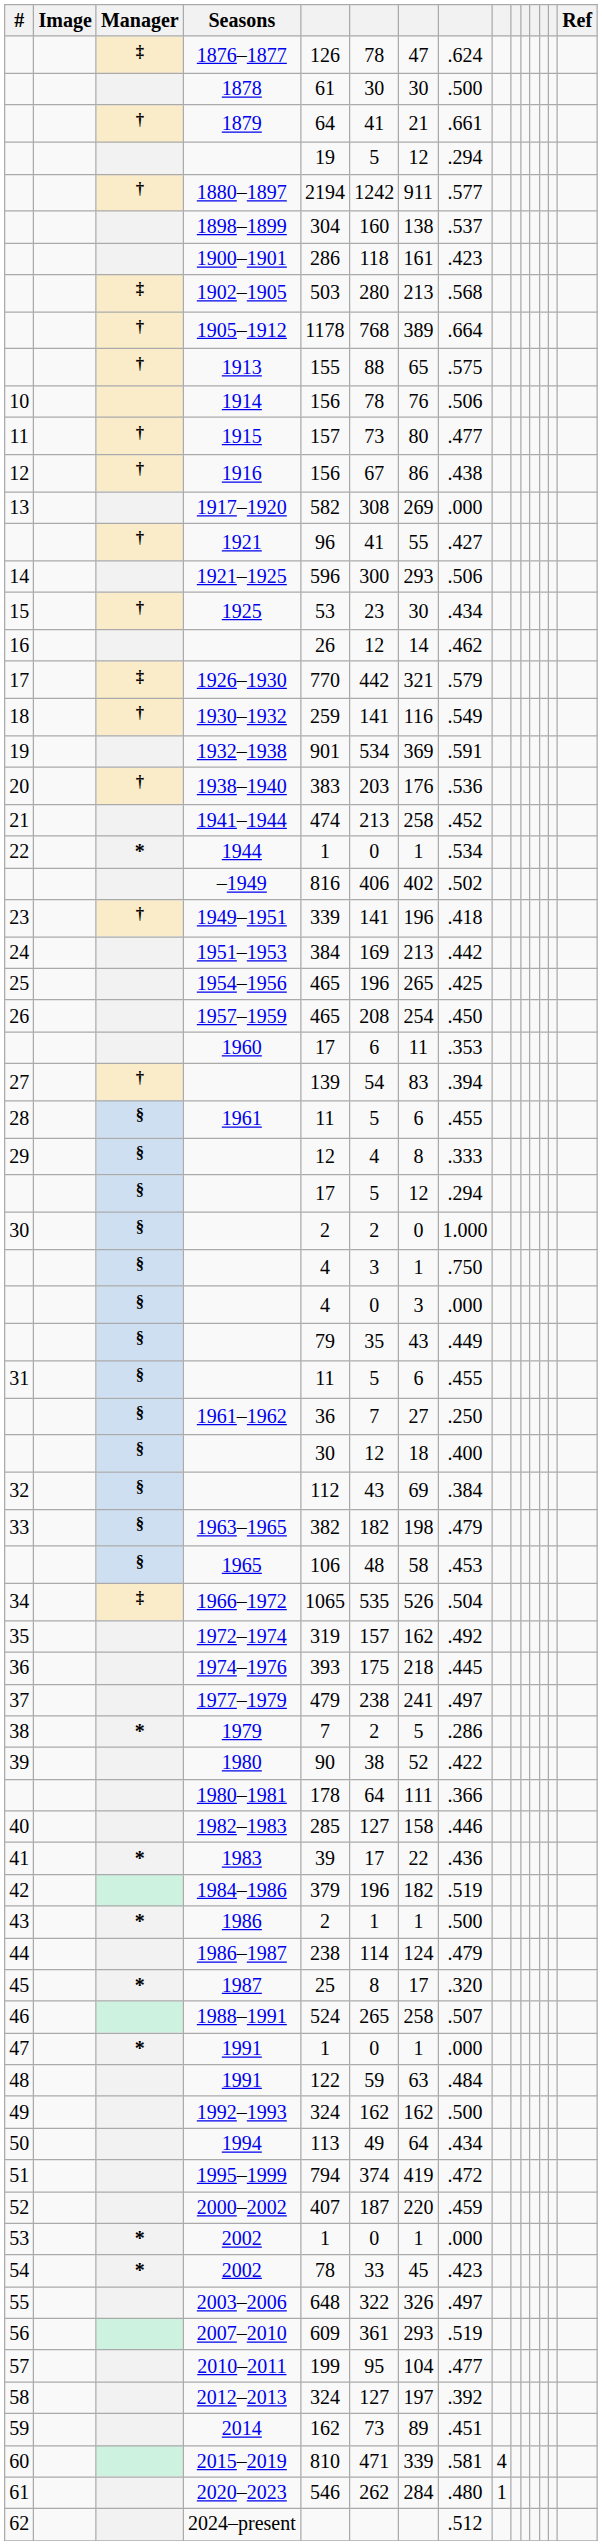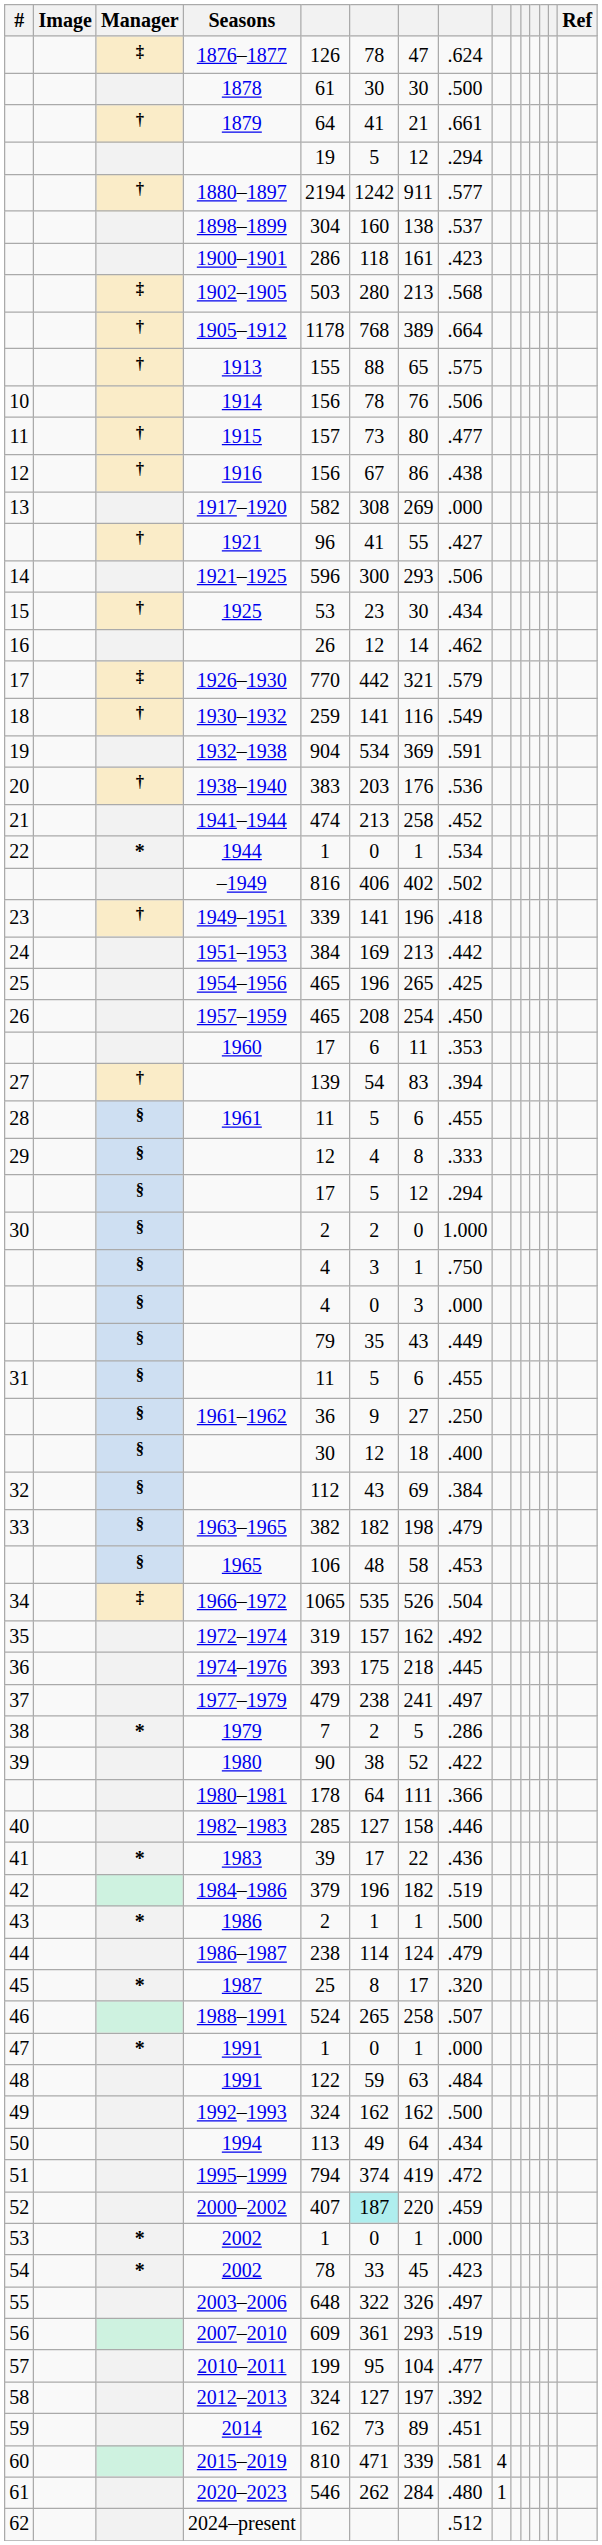(325, 751) 901 -> (325, 751) 904
(374, 1416) 7 -> (374, 1416) 9
(374, 2207) no background -> (374, 2207) paleturquoise background
